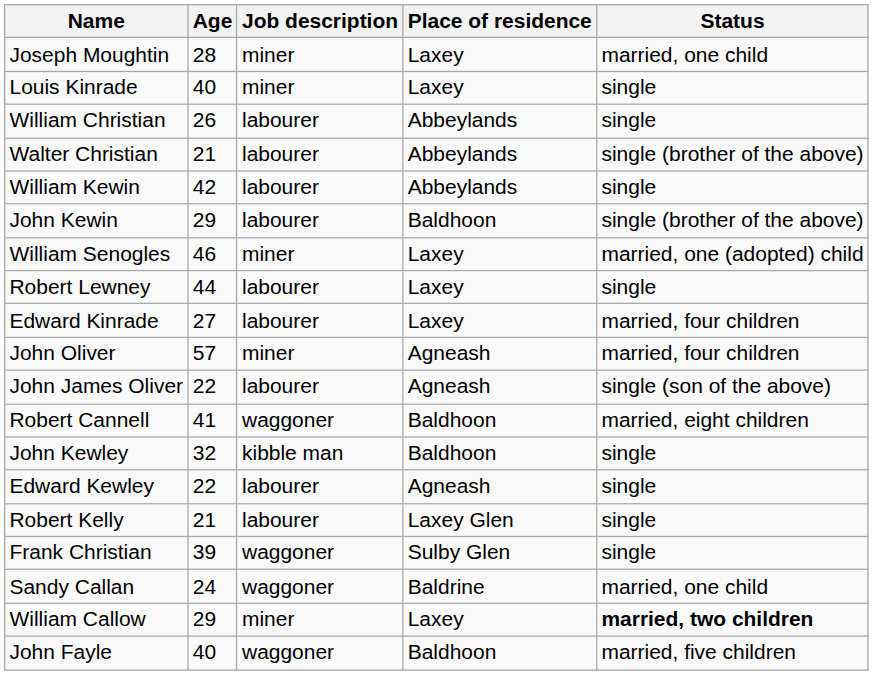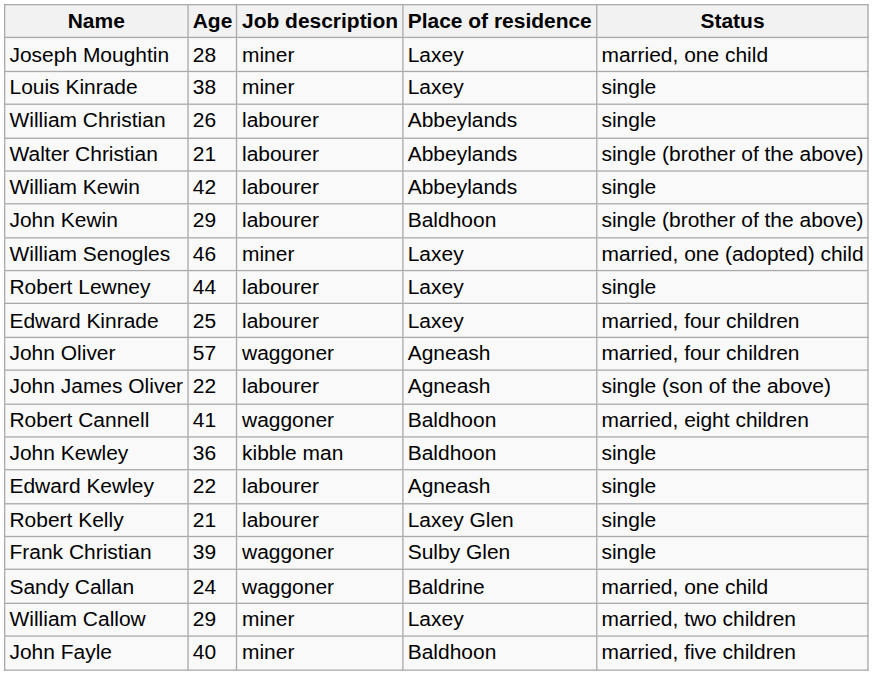(204, 87) 40 -> (204, 87) 38
(204, 320) 27 -> (204, 320) 25
(268, 353) miner -> (288, 353) waggoner
(204, 453) 32 -> (204, 453) 36
(707, 619) bold -> (699, 619) normal
(288, 652) waggoner -> (268, 652) miner
